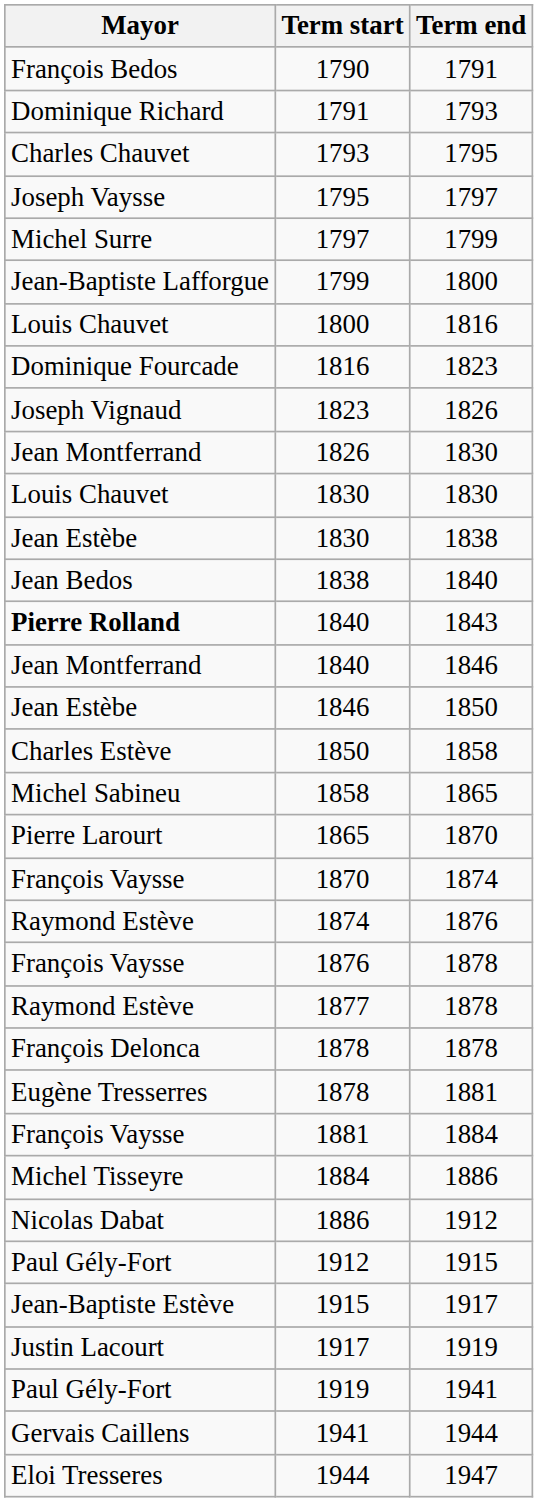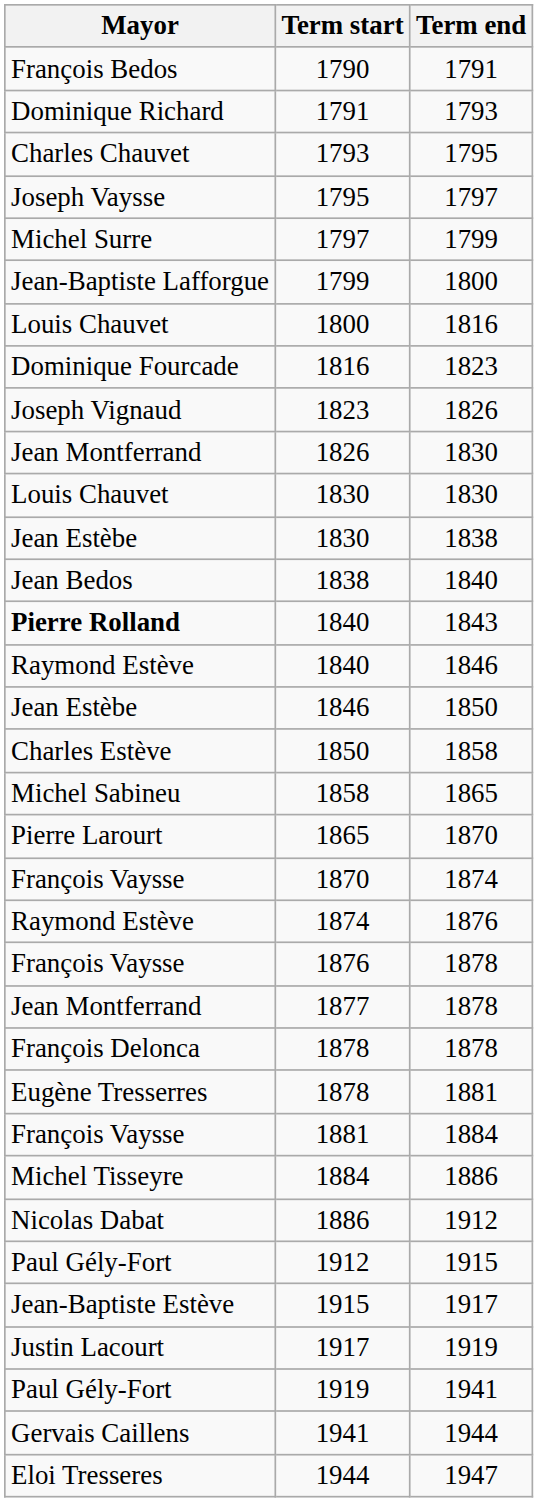(106, 665) Jean Montferrand -> (102, 665) Raymond Estève
(102, 1006) Raymond Estève -> (106, 1006) Jean Montferrand
